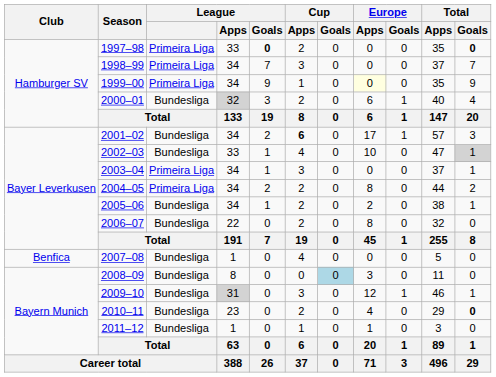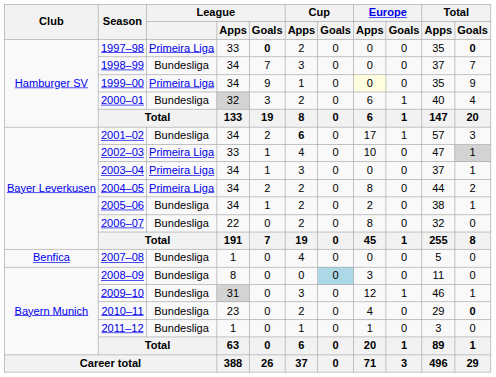(182, 65) Primeira Liga -> (182, 65) Bundesliga
(182, 153) Bundesliga -> (182, 153) Primeira Liga
